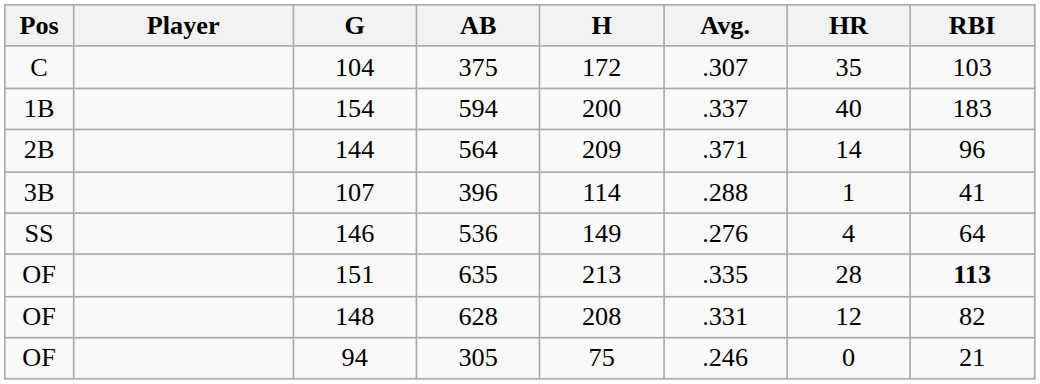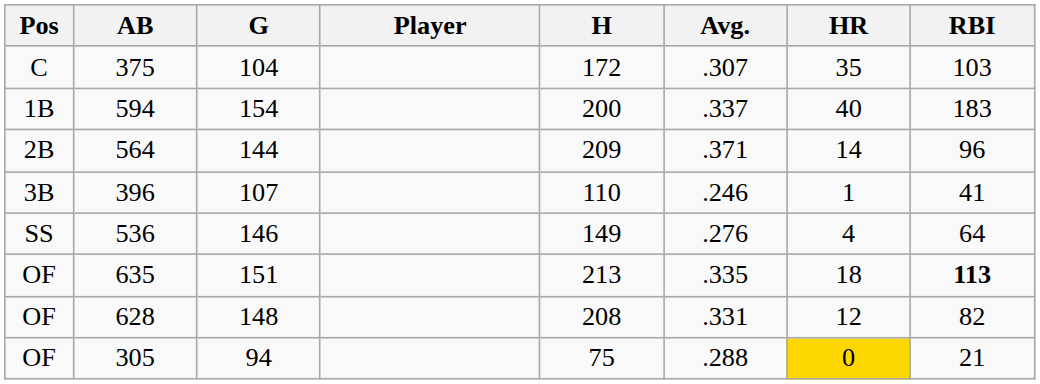columns swapped: (183, 25) <-> (478, 25)
(602, 191) 114 -> (602, 191) 110
(725, 191) .288 -> (725, 191) .246
(849, 274) 28 -> (849, 274) 18
(725, 358) .246 -> (725, 358) .288
(849, 358) no background -> (849, 358) gold background
